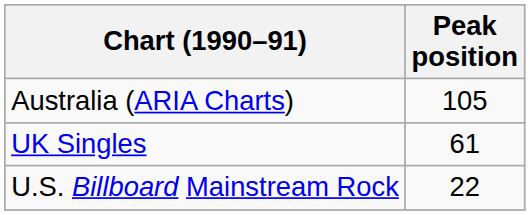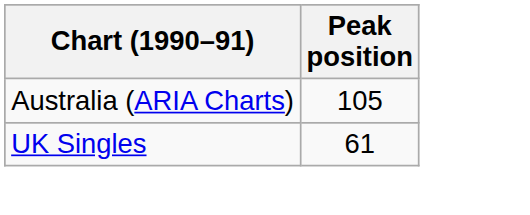- row: (205, 187)
